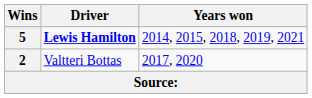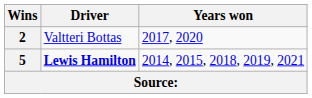rows swapped: (22, 38) <-> (22, 60)
